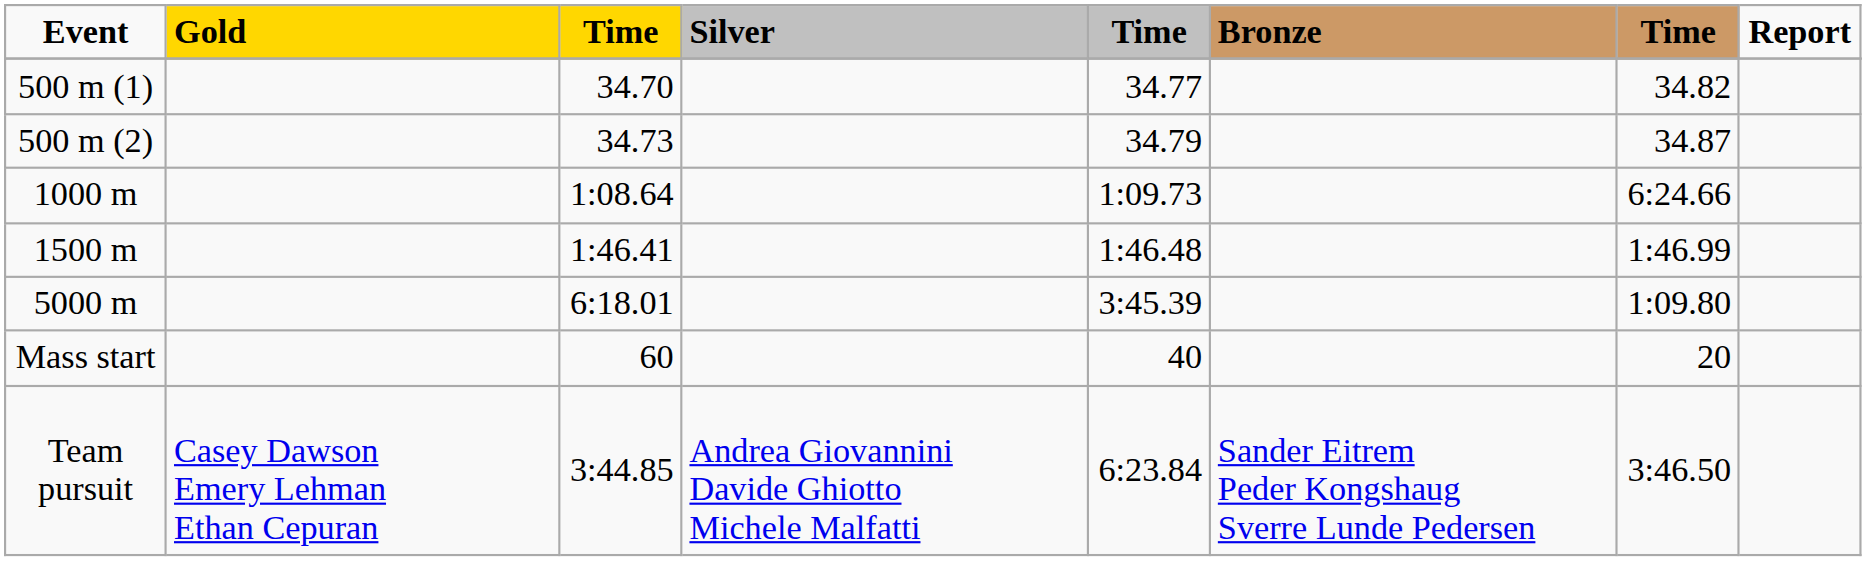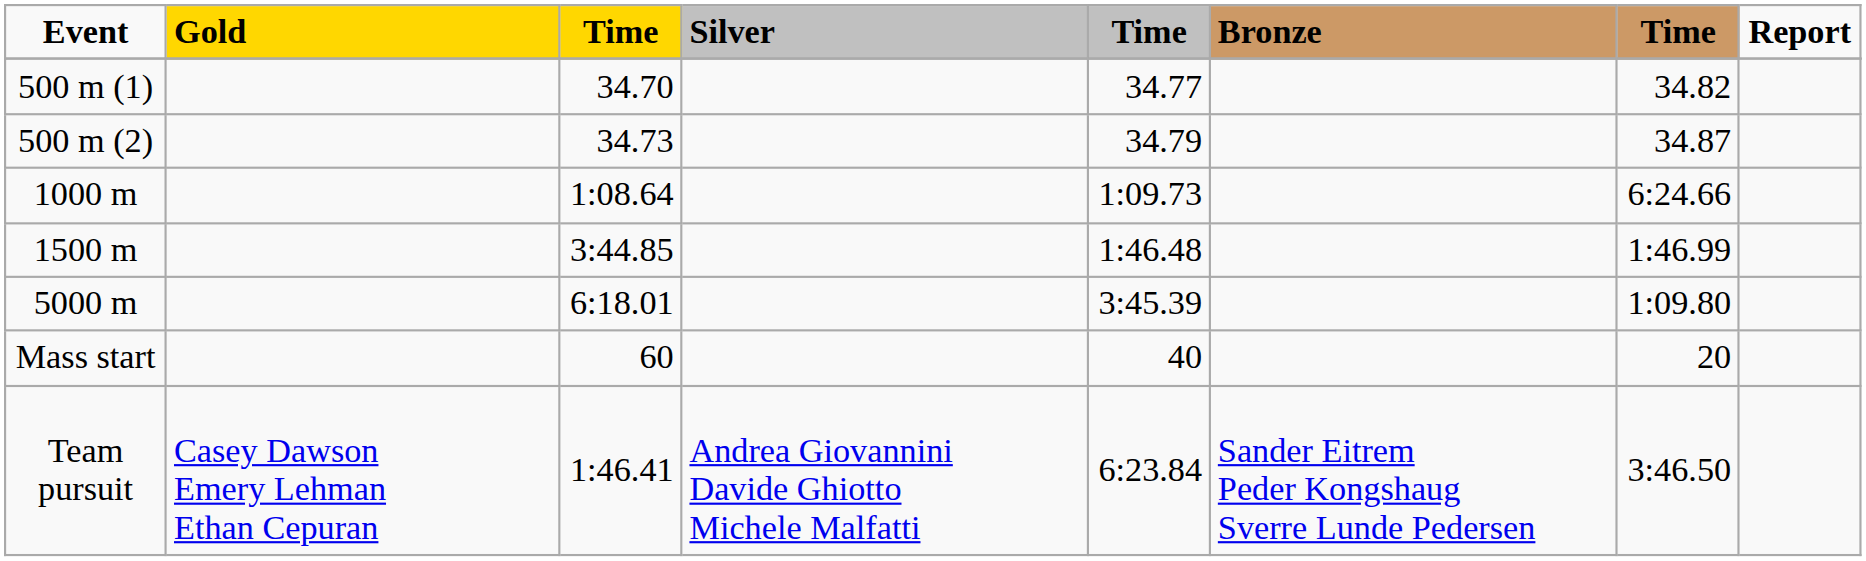(622, 248) 1:46.41 -> (622, 248) 3:44.85
(622, 469) 3:44.85 -> (622, 469) 1:46.41
